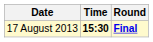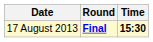columns swapped: (96, 12) <-> (130, 12)
